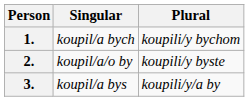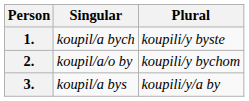(191, 38) koupili/y bychom -> (183, 38) koupili/y byste
(183, 61) koupili/y byste -> (191, 61) koupili/y bychom
